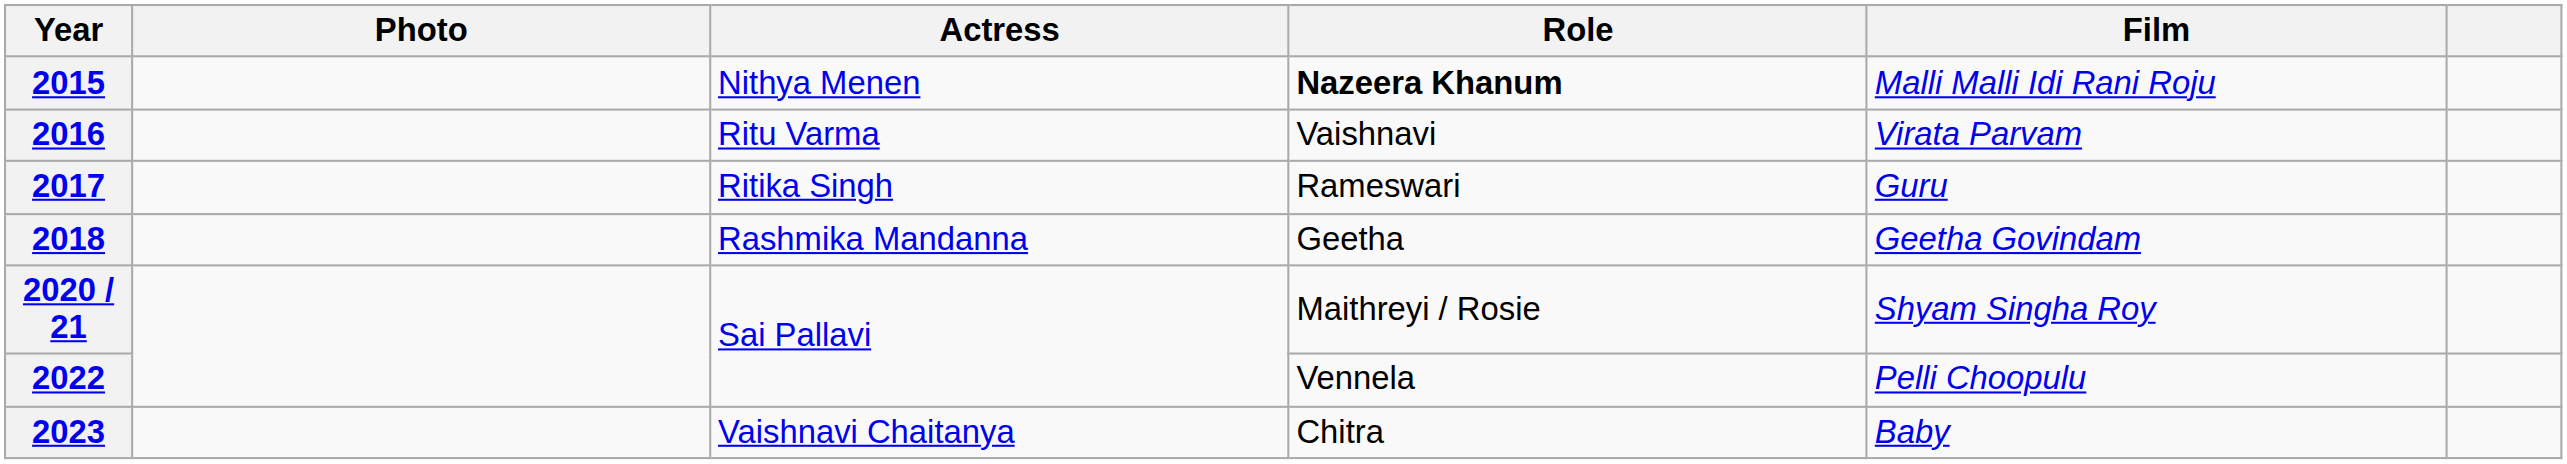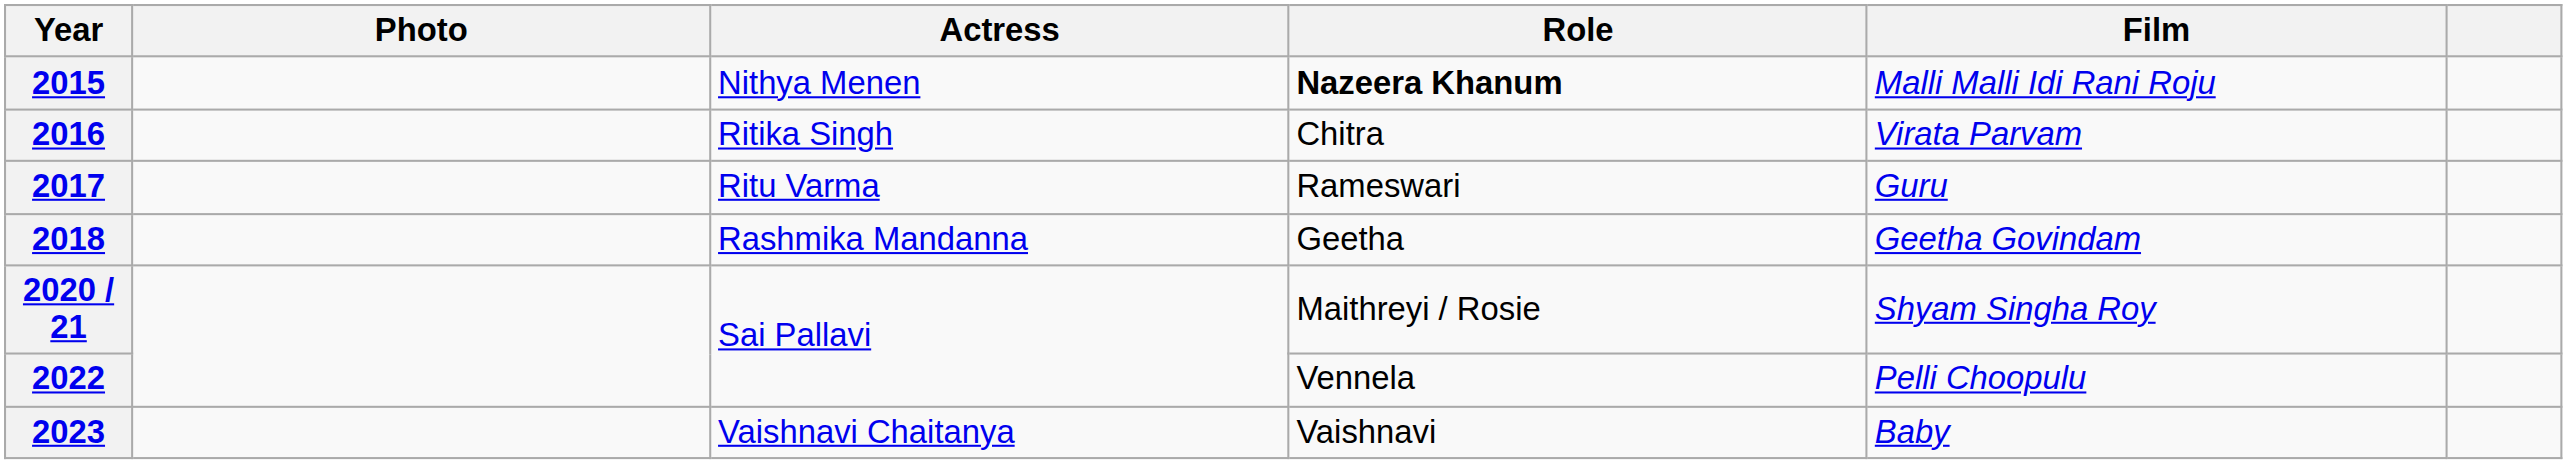(799, 134) Ritu Varma -> (806, 134) Ritika Singh
(1366, 134) Vaishnavi -> (1340, 134) Chitra
(806, 186) Ritika Singh -> (799, 186) Ritu Varma
(1340, 431) Chitra -> (1366, 431) Vaishnavi
